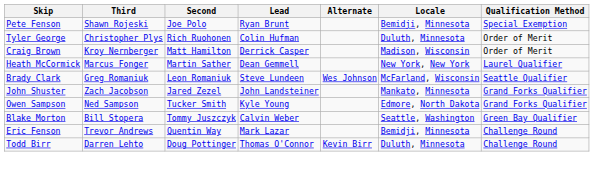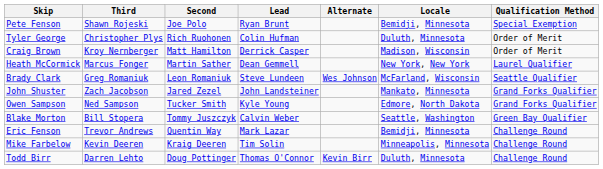+ row: (38, 144)
